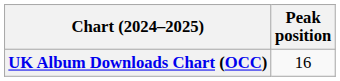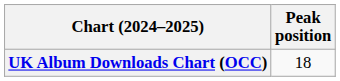(303, 62) 16 -> (303, 62) 18
